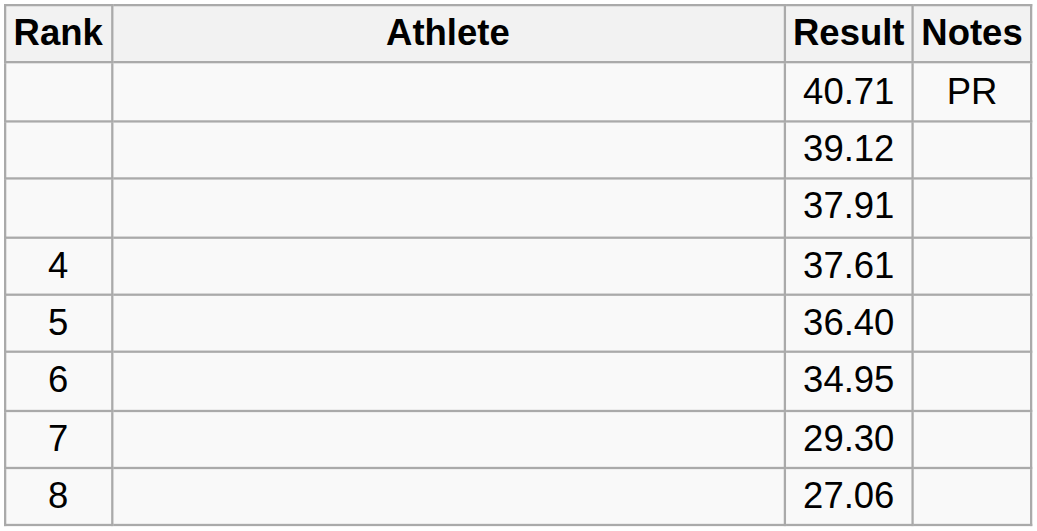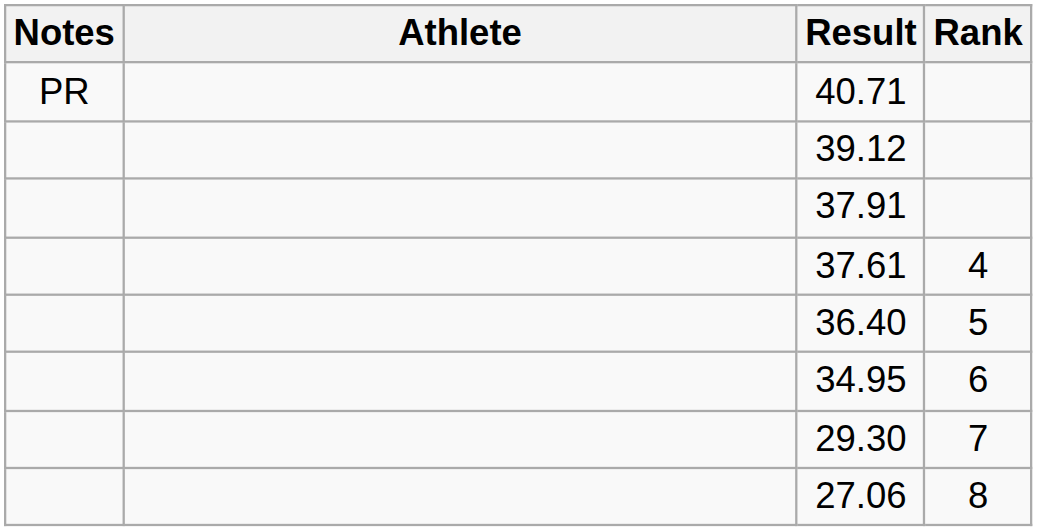columns swapped: (58, 33) <-> (972, 33)
